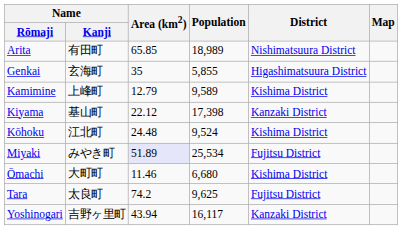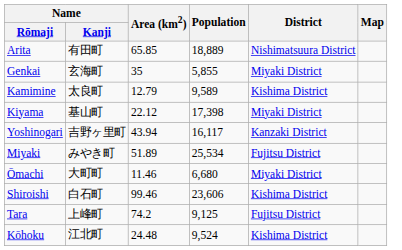(208, 51) 18,989 -> (208, 51) 18,889
(309, 71) Higashimatsuura District -> (286, 71) Miyaki District
(85, 91) 上峰町 -> (85, 91) 太良町
(289, 112) Kanzaki District -> (286, 112) Miyaki District
rows swapped: (26, 132) <-> (35, 214)
(144, 153) lavender background -> (144, 153) no background
(289, 173) Kishima District -> (286, 173) Miyaki District
+ row: (28, 194)
(85, 193) 太良町 -> (85, 214) 上峰町
(205, 194) 9,625 -> (205, 214) 9,125
